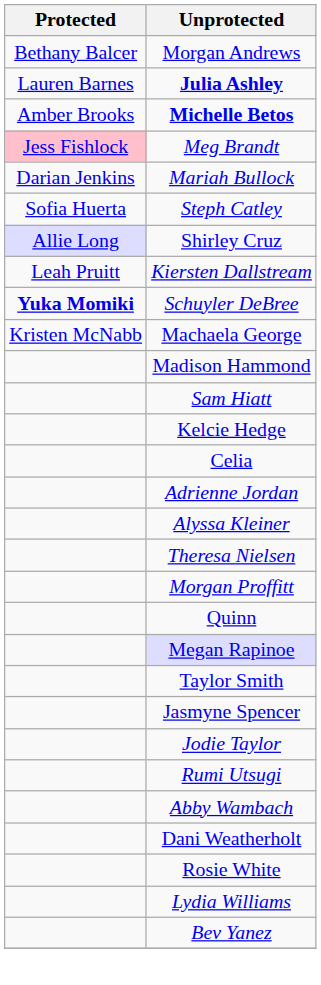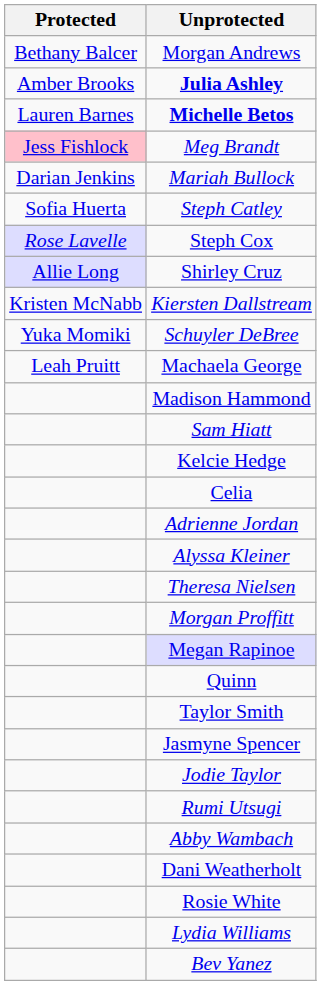(76, 83) Lauren Barnes -> (76, 83) Amber Brooks
(76, 114) Amber Brooks -> (76, 114) Lauren Barnes
+ row: (232, 240)
(76, 271) Leah Pruitt -> (76, 303) Kristen McNabb
(76, 303) bold -> (76, 334) normal
(76, 334) Kristen McNabb -> (76, 366) Leah Pruitt
rows swapped: (232, 618) <-> (232, 649)
